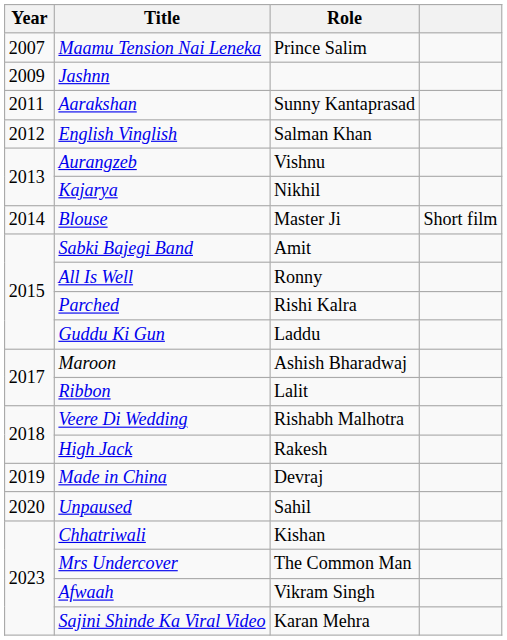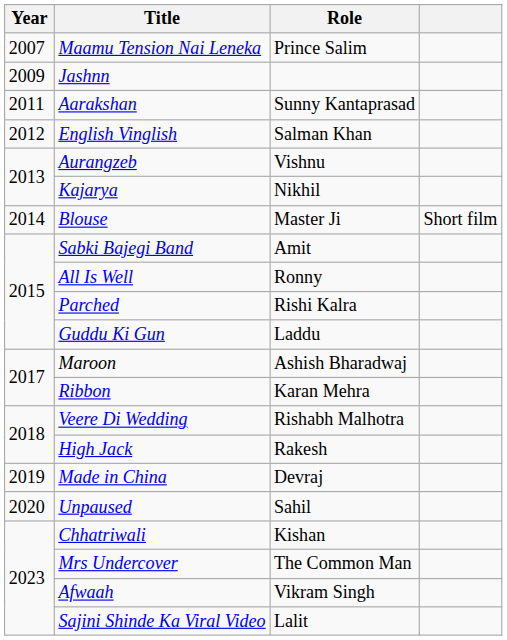(291, 391) Lalit -> (322, 391) Karan Mehra
(322, 620) Karan Mehra -> (291, 620) Lalit
